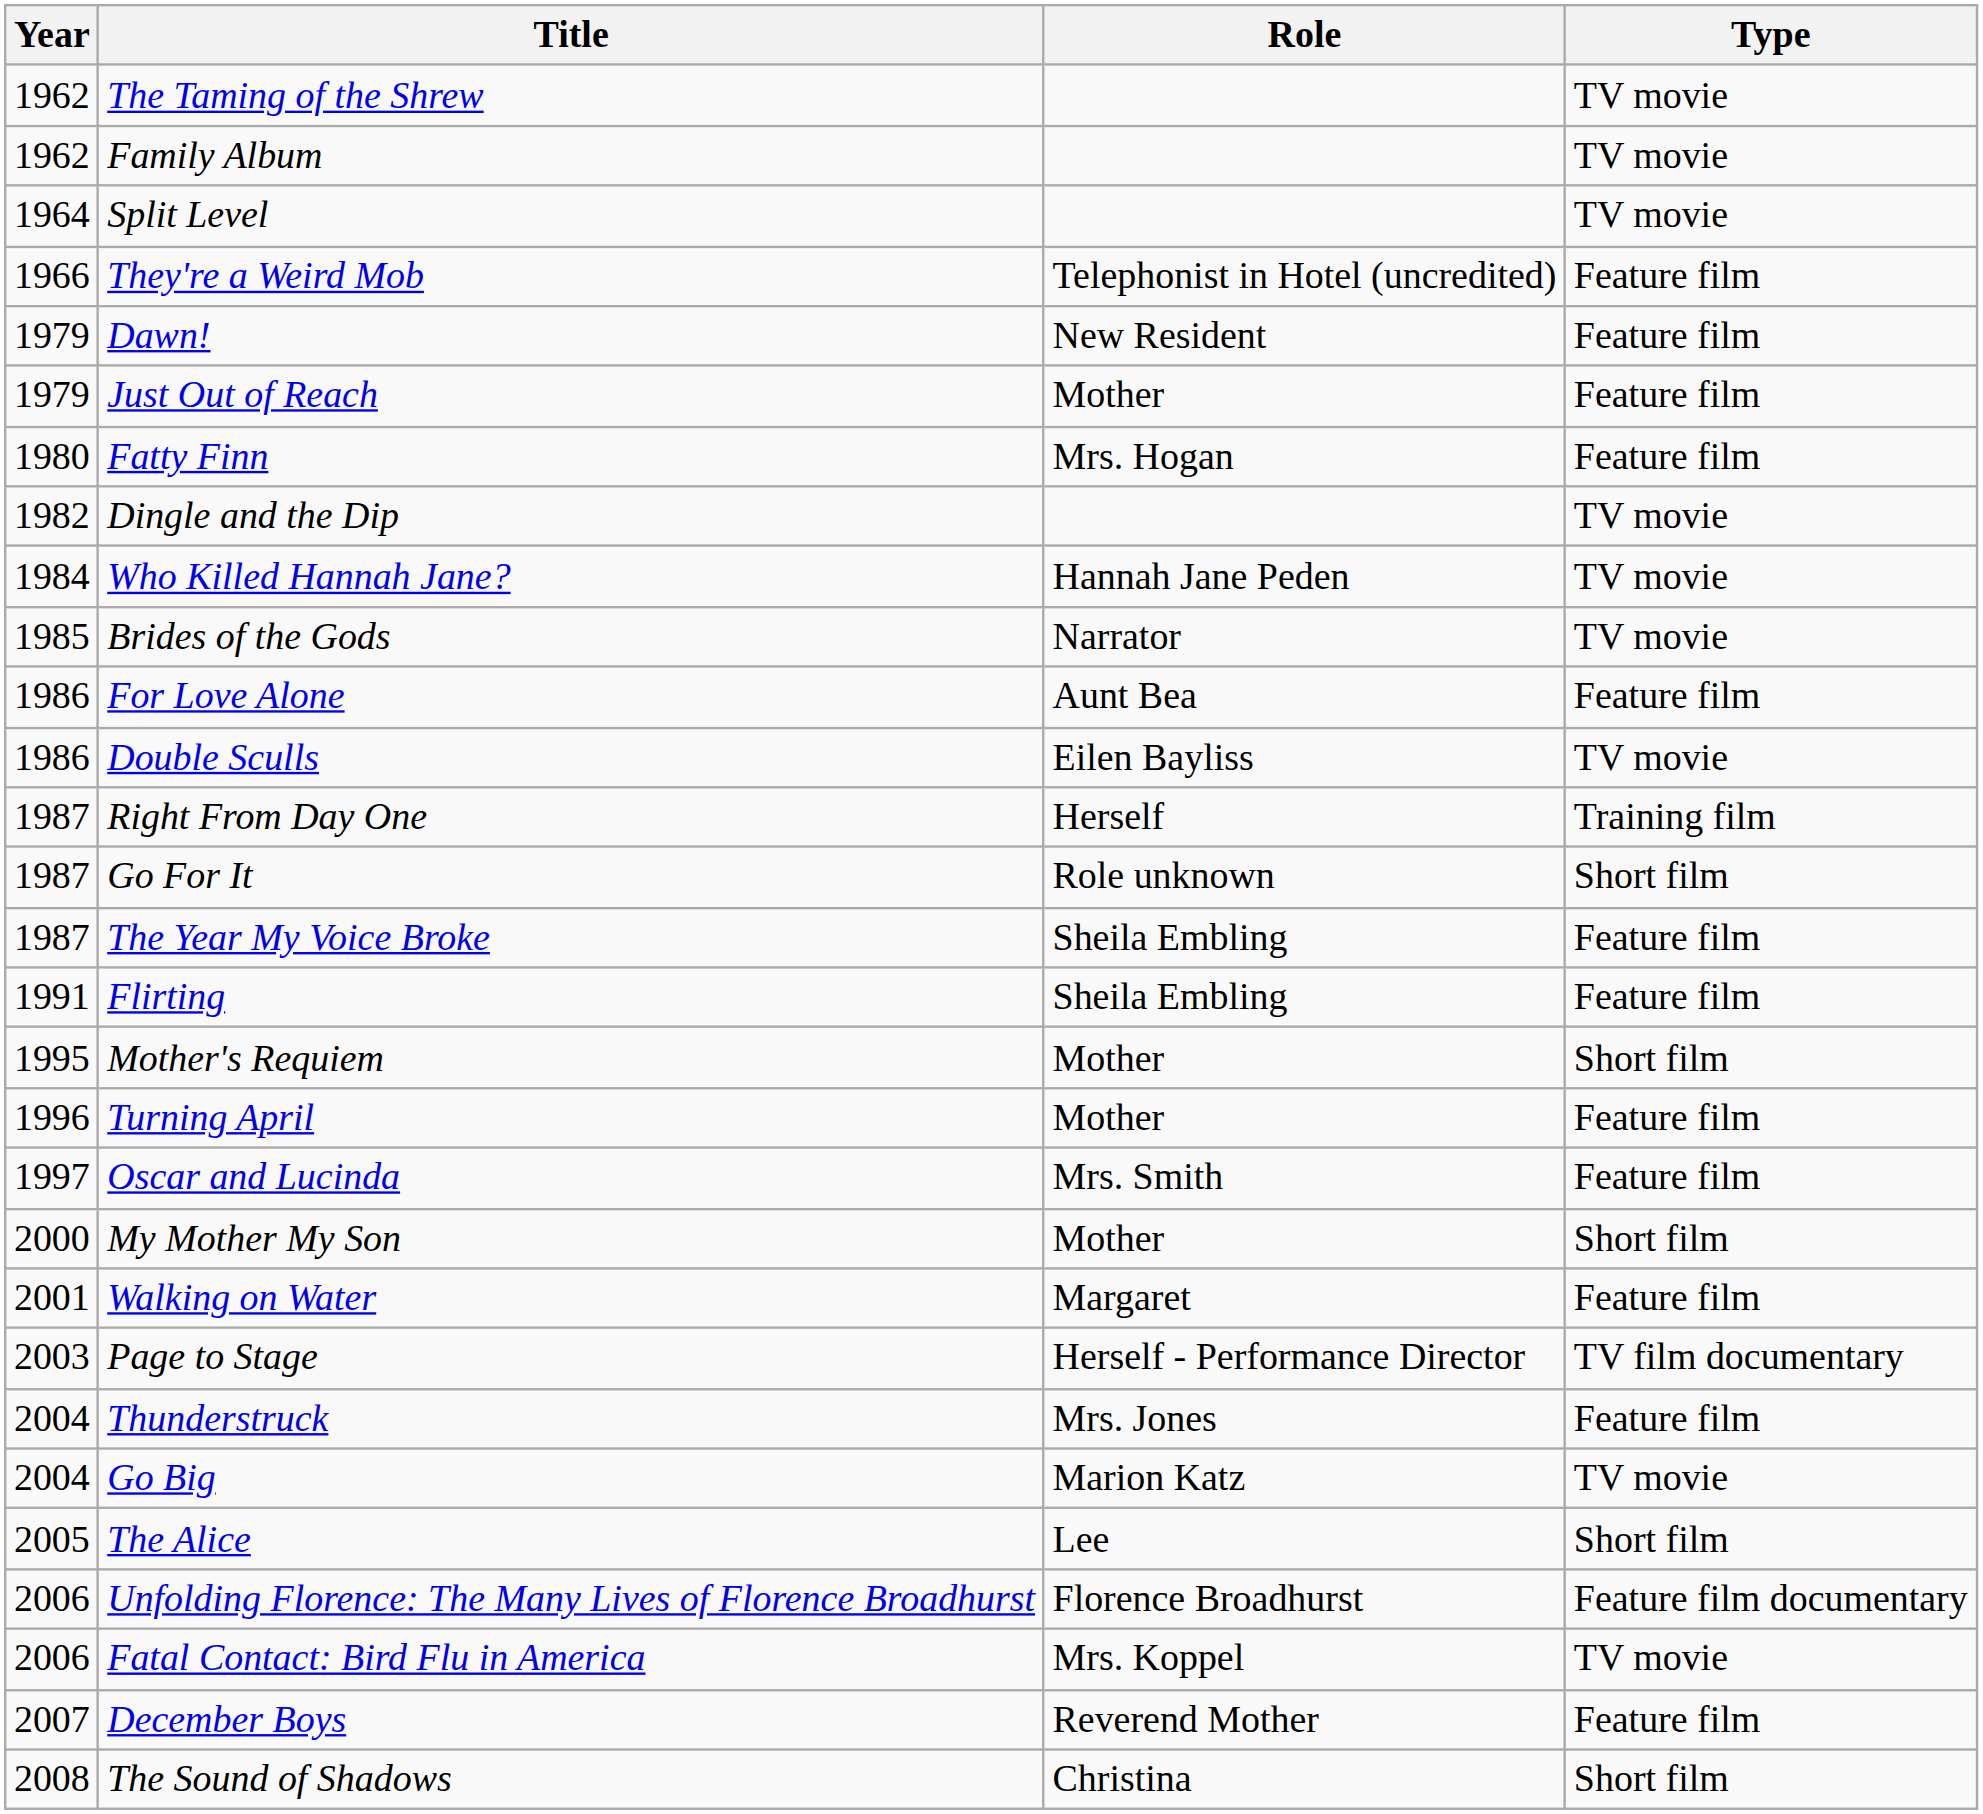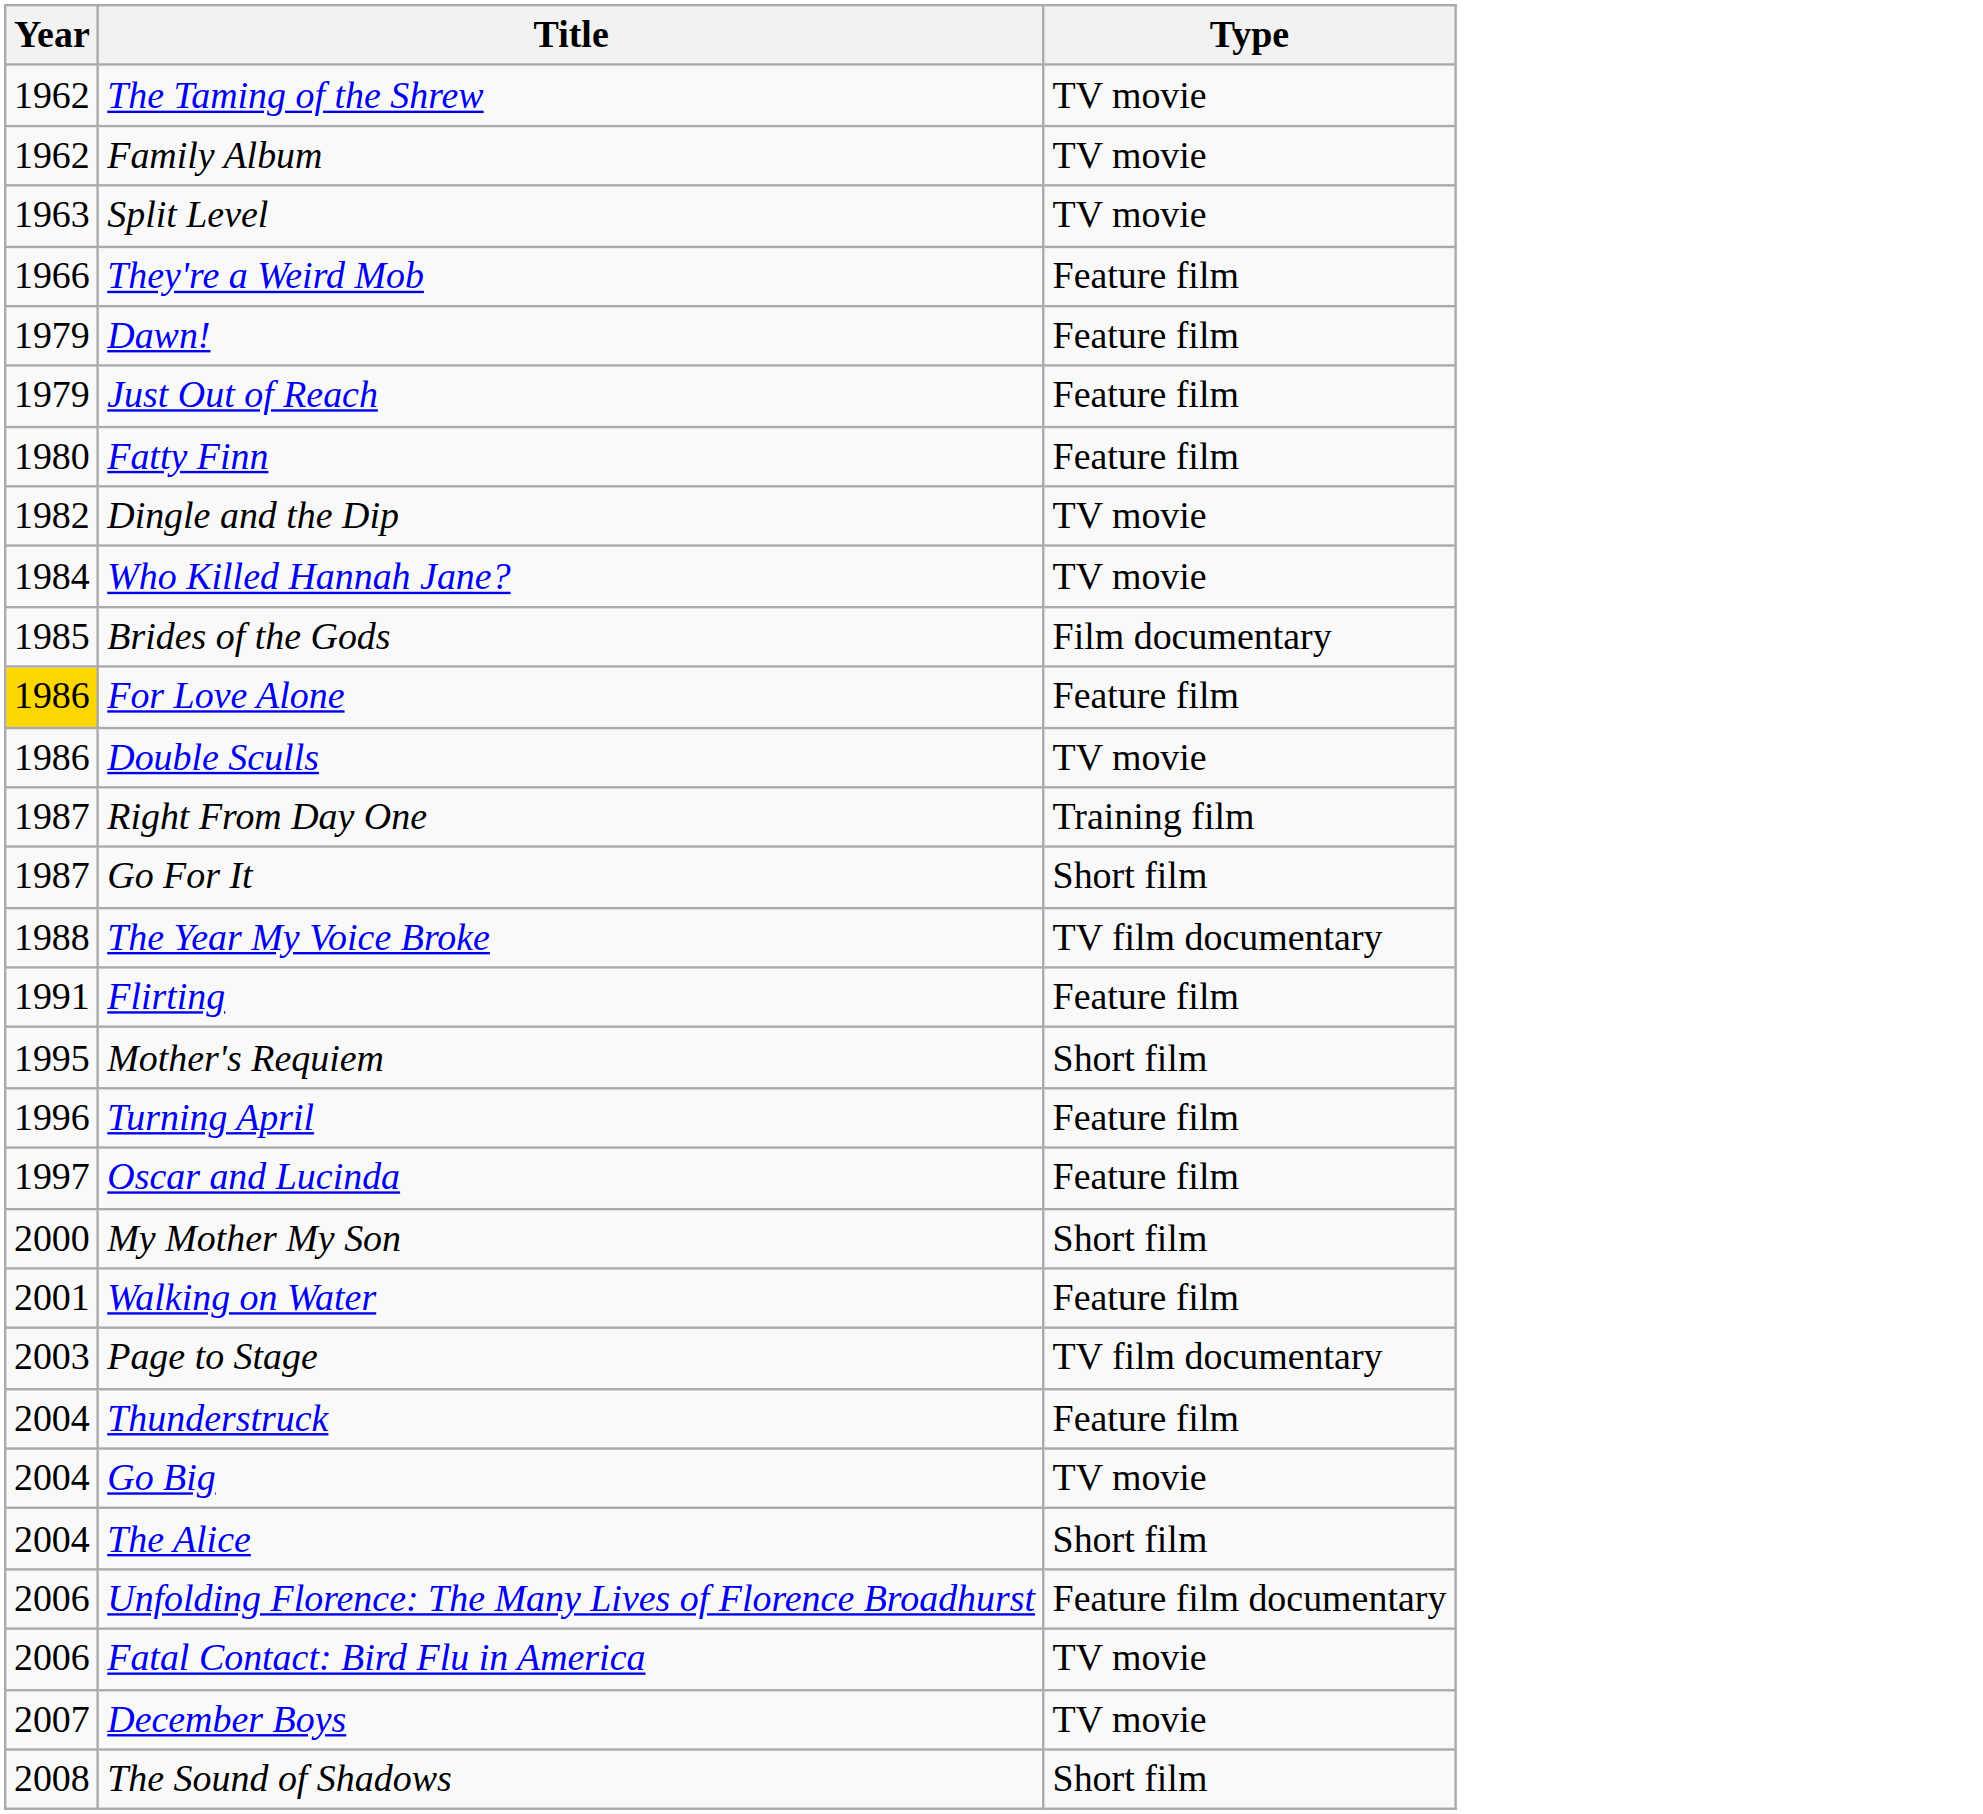- column: (1304, 34)
(52, 214) 1964 -> (52, 214) 1963
(1651, 635) TV movie -> (1192, 635) Film documentary
(52, 696) no background -> (52, 696) gold background
(52, 936) 1987 -> (52, 936) 1988
(1667, 936) Feature film -> (1218, 936) TV film documentary
(52, 1538) 2005 -> (52, 1538) 2004
(1667, 1718) Feature film -> (1130, 1718) TV movie
